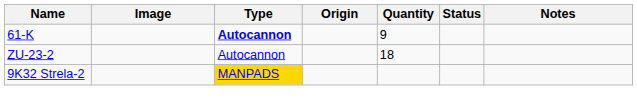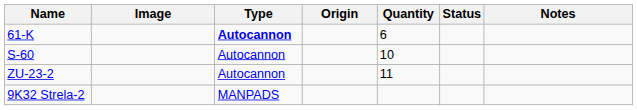(383, 34) 9 -> (383, 34) 6
+ row: (21, 54)
(387, 54) 18 -> (386, 74) 11
(248, 74) gold background -> (248, 94) no background
